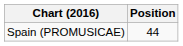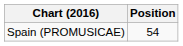(153, 31) 44 -> (153, 31) 54
